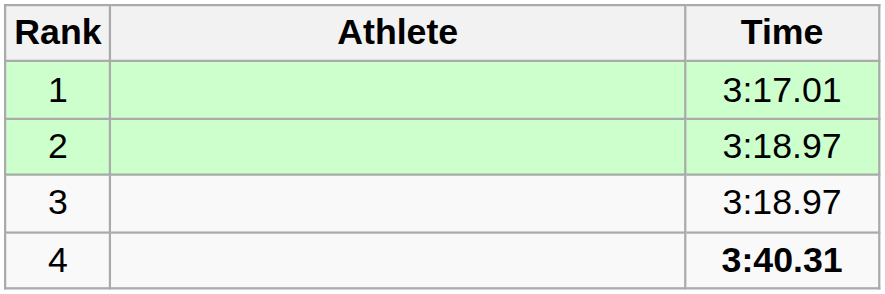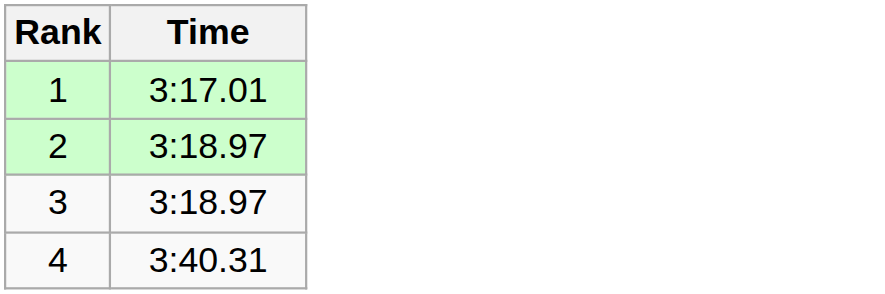- column: (398, 32)
(782, 259) bold -> (208, 259) normal
